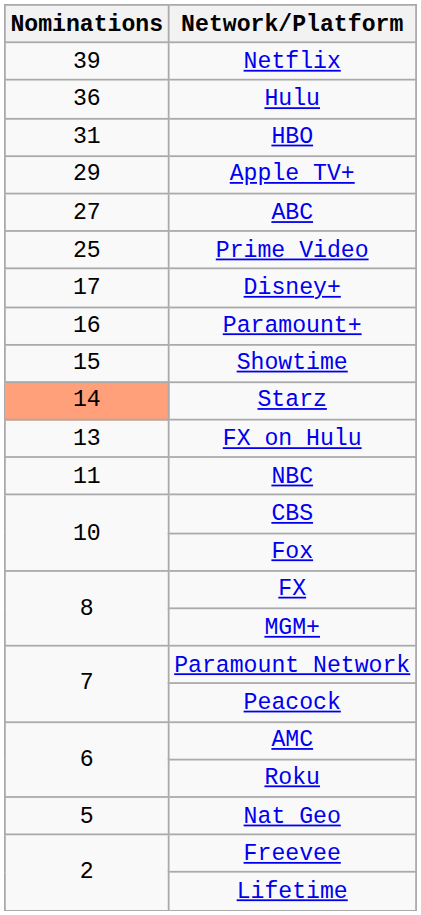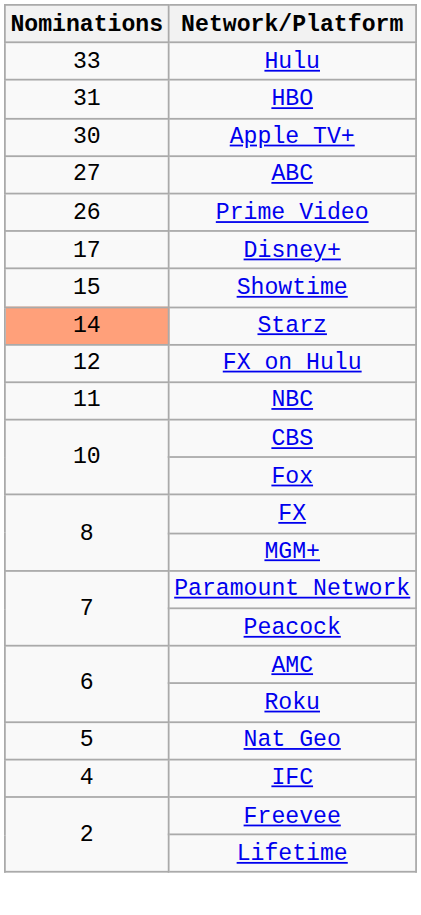- row: (292, 61)
(87, 99) 36 -> (87, 61) 33
(87, 175) 29 -> (87, 137) 30
(87, 250) 25 -> (87, 212) 26
- row: (292, 325)
(87, 439) 13 -> (87, 363) 12
+ row: (292, 778)
